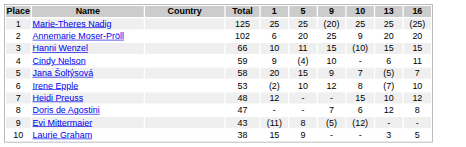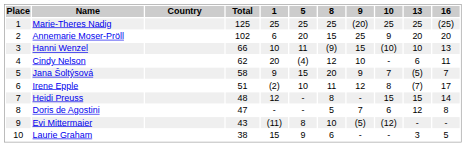+ column: (332, 11)
(389, 49) 15 -> (417, 49) 10
(417, 49) 15 -> (446, 49) 13
(243, 61) 59 -> (243, 61) 62
(274, 61) 9 -> (274, 61) 20
(274, 73) 20 -> (274, 73) 9
(243, 86) 53 -> (243, 86) 51
(417, 86) 10 -> (446, 86) 17
(389, 98) 10 -> (417, 98) 15
(417, 98) 12 -> (446, 98) 14
